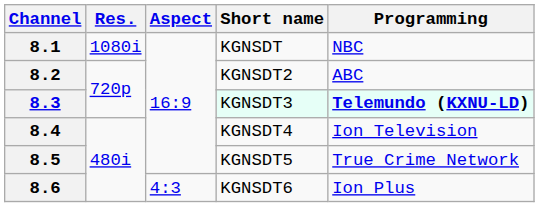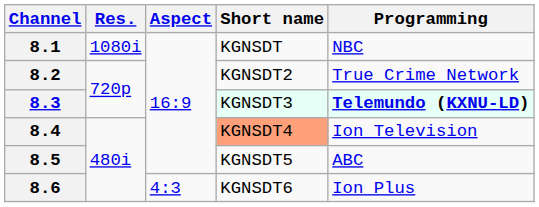(348, 75) ABC -> (426, 75) True Crime Network
(257, 131) no background -> (257, 131) lightsalmon background
(426, 160) True Crime Network -> (348, 160) ABC
